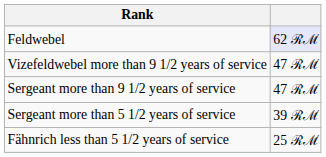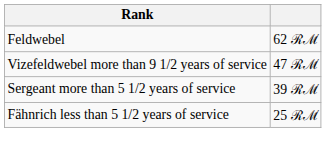(296, 39) lavender background -> (296, 39) no background
- row: (122, 89)
